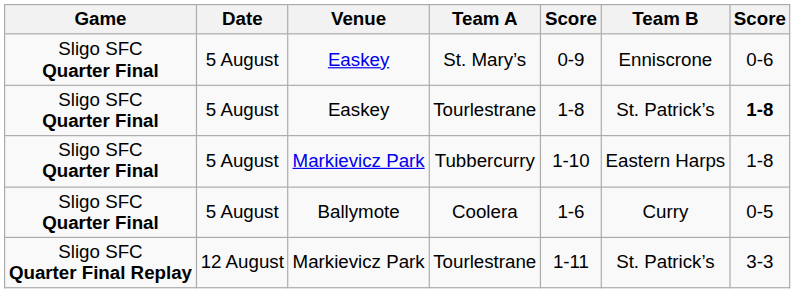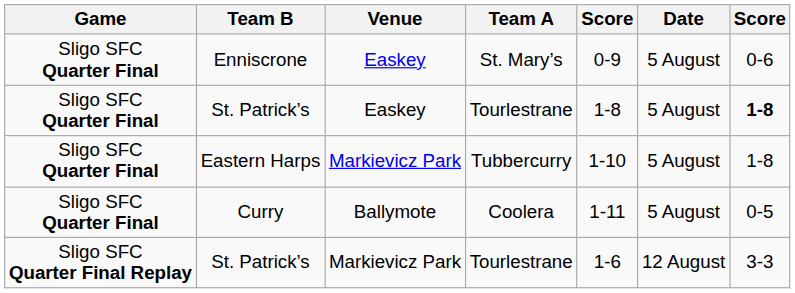columns swapped: (242, 19) <-> (665, 19)
(571, 211) 1-6 -> (607, 211) 1-11
(571, 262) 1-11 -> (607, 262) 1-6
